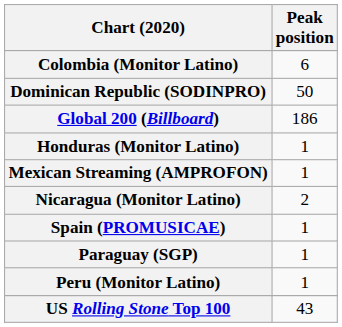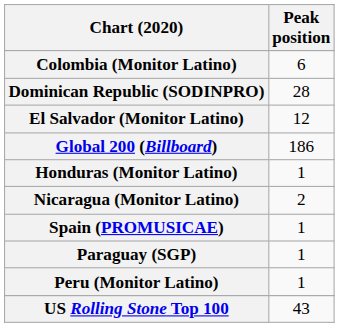(305, 91) 50 -> (301, 91) 28
+ row: (136, 118)
- row: (138, 173)
